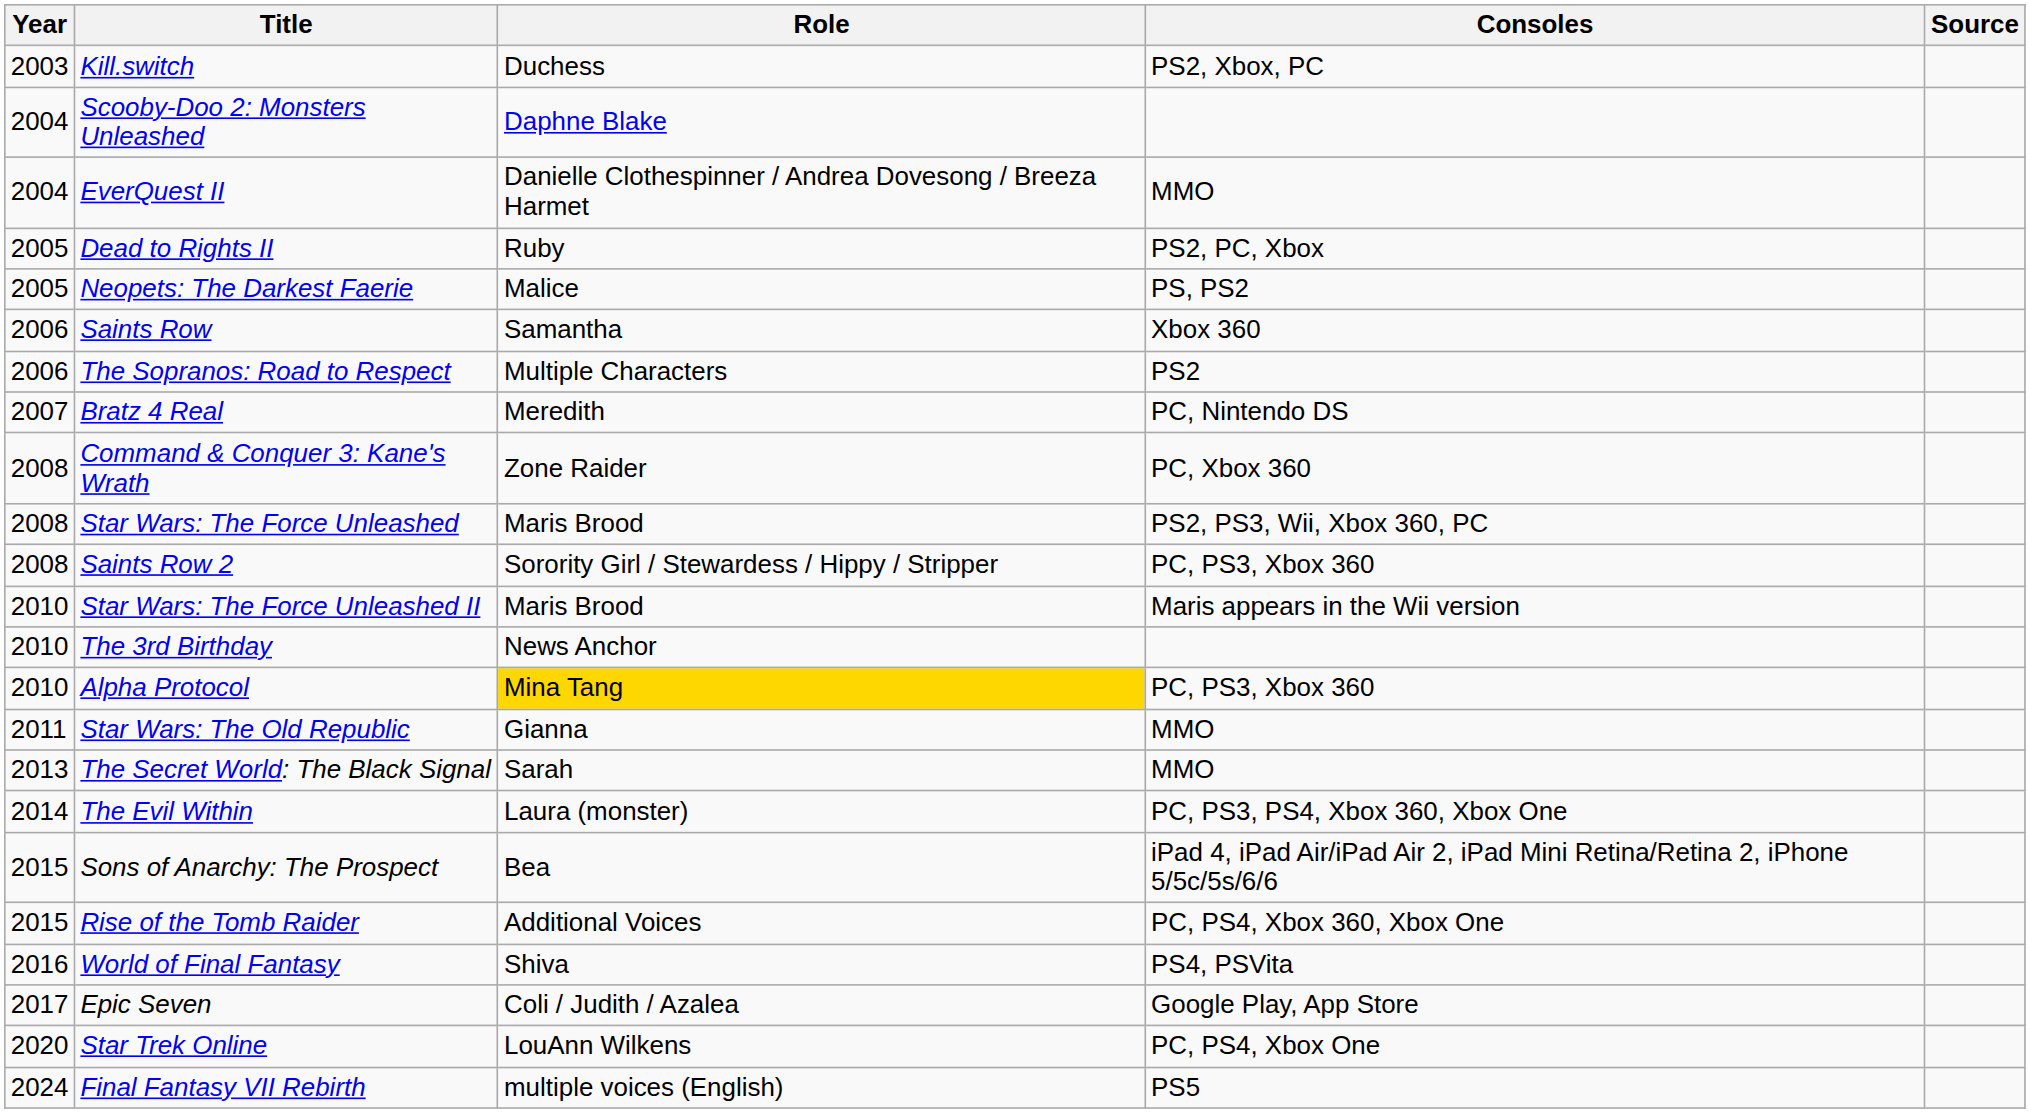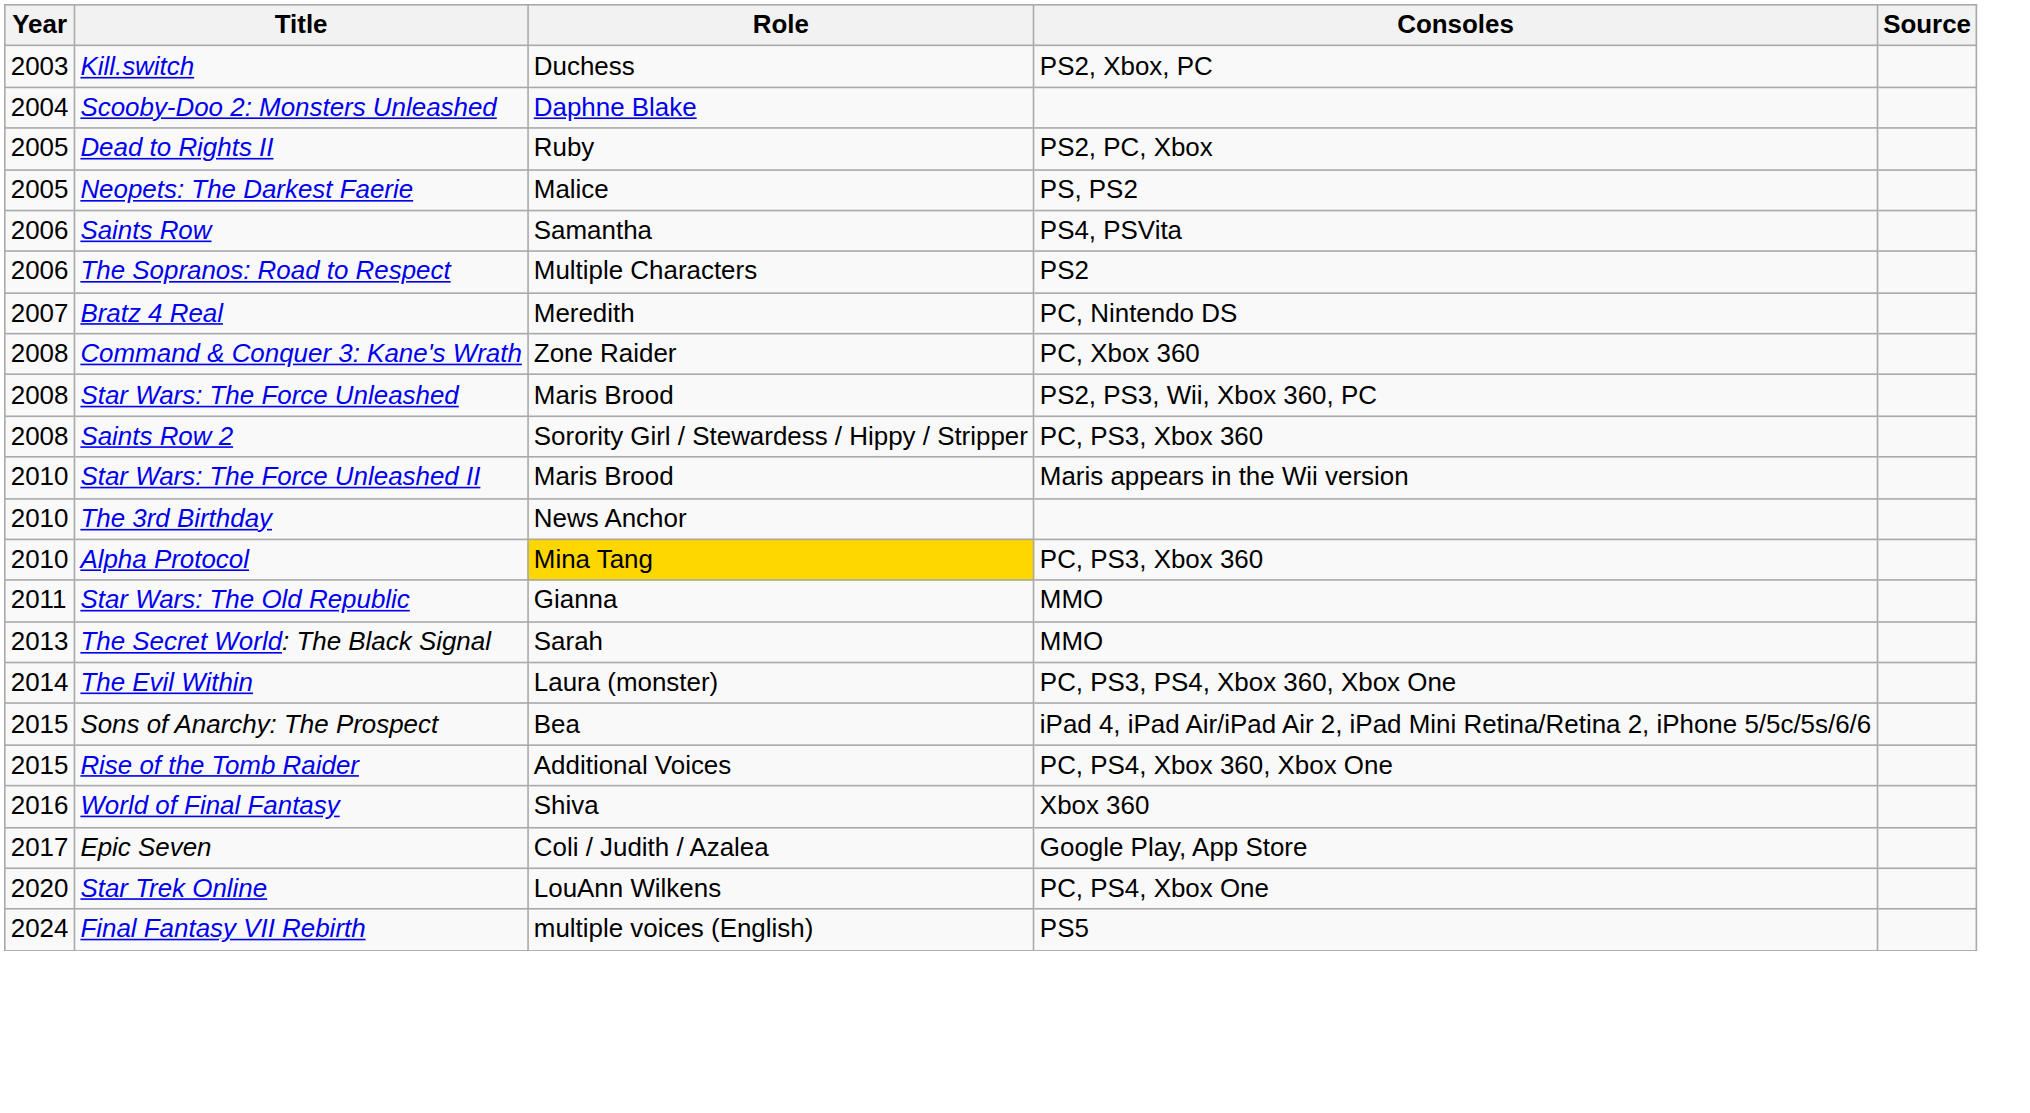- row: (152, 192)
(1206, 330) Xbox 360 -> (1111, 230) PS4, PSVita
(1222, 963) PS4, PSVita -> (1095, 806) Xbox 360
